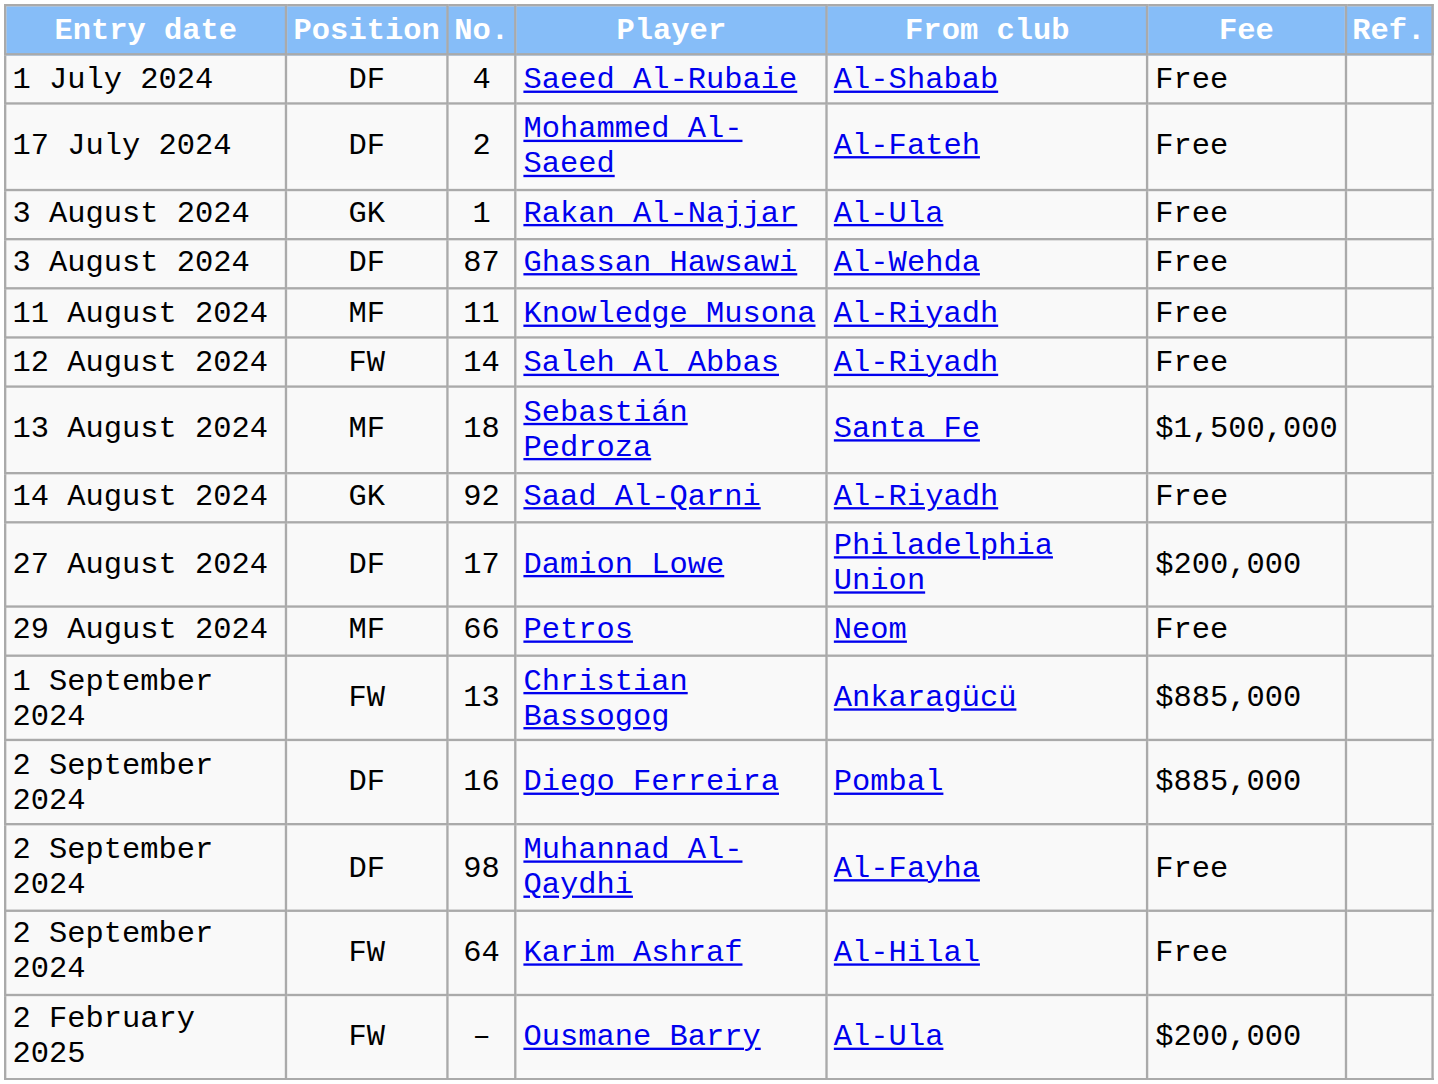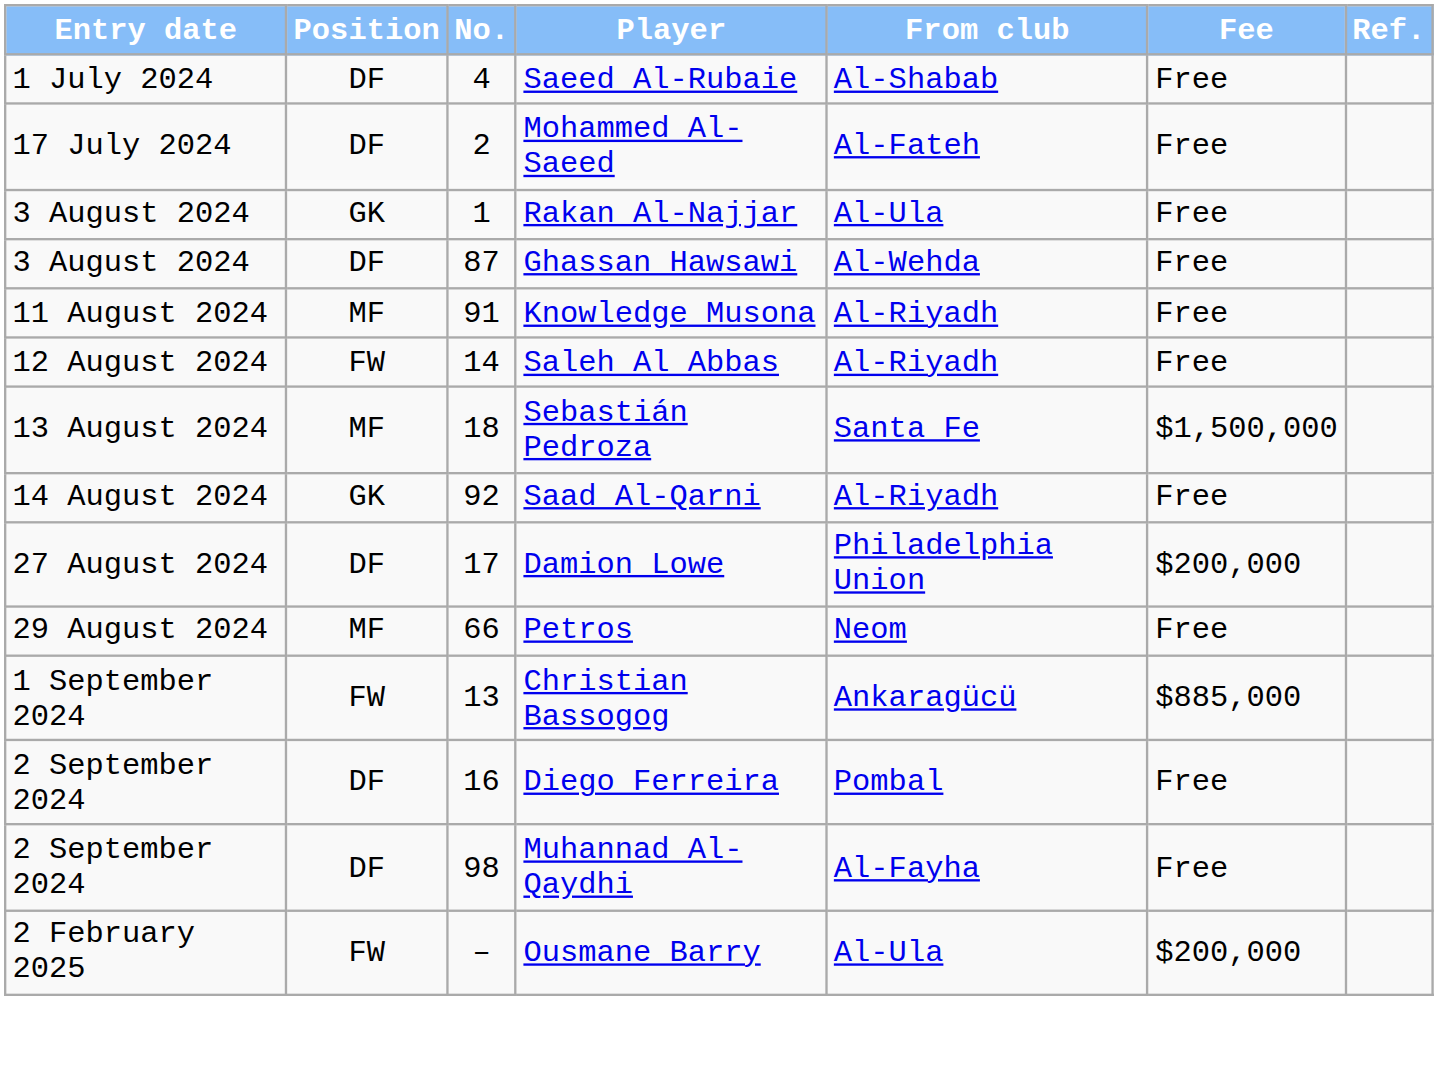(482, 313) 11 -> (482, 313) 91
(1228, 783) $885,000 -> (1192, 783) Free
- row: (633, 952)
